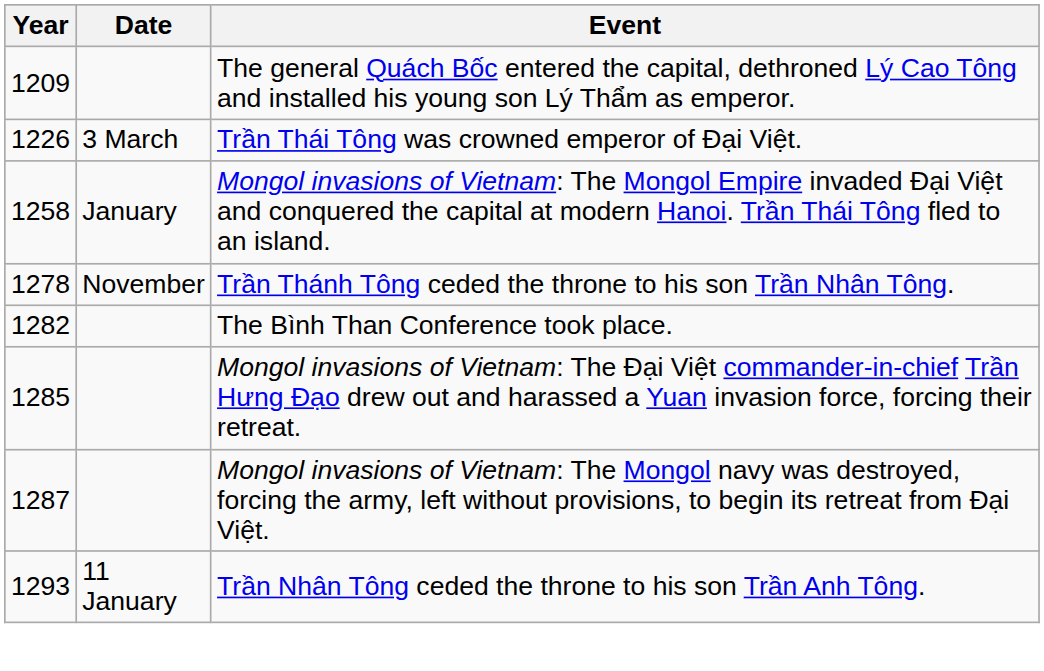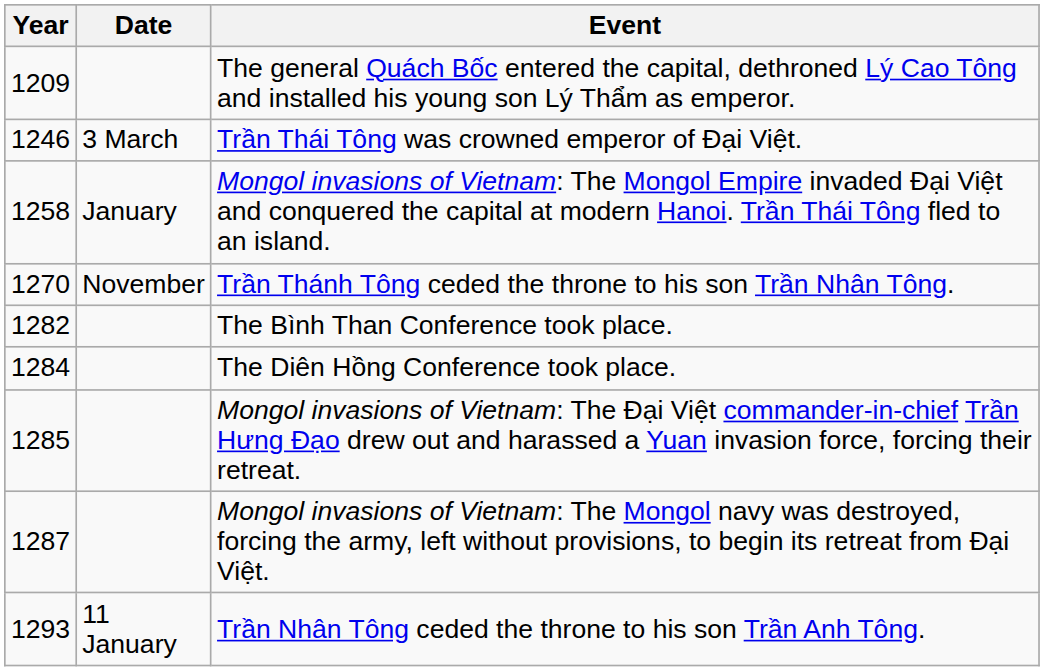(40, 139) 1226 -> (40, 139) 1246
(40, 283) 1278 -> (40, 283) 1270
+ row: (447, 367)
